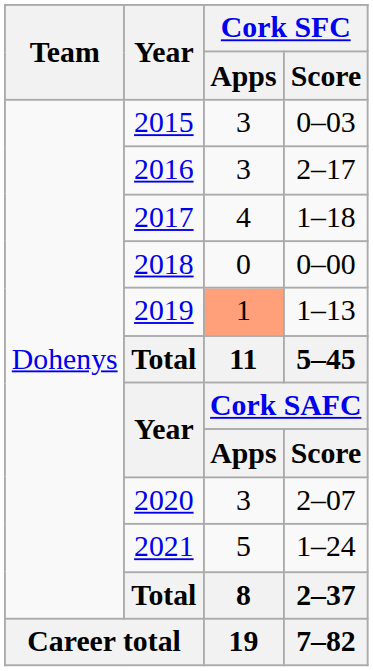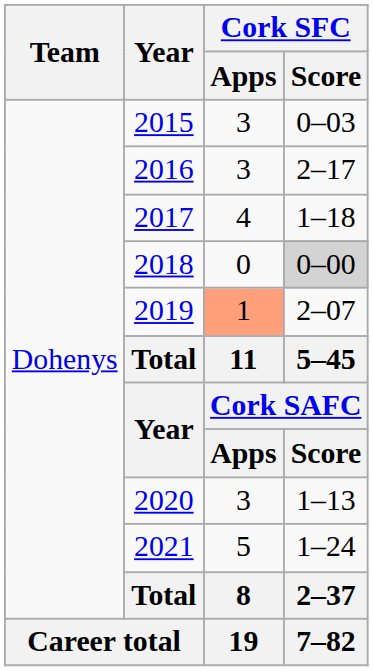(326, 264) no background -> (326, 264) lightgrey background
(326, 311) 1–13 -> (326, 311) 2–07
(326, 500) 2–07 -> (326, 500) 1–13
